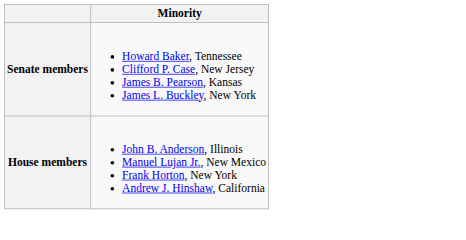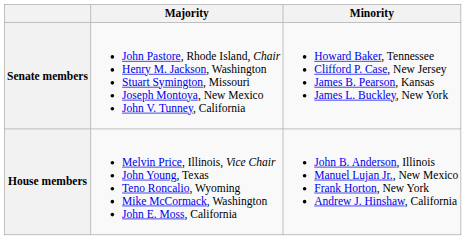+ column: (187, 13)
